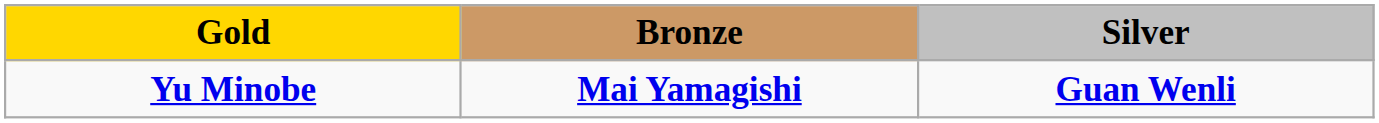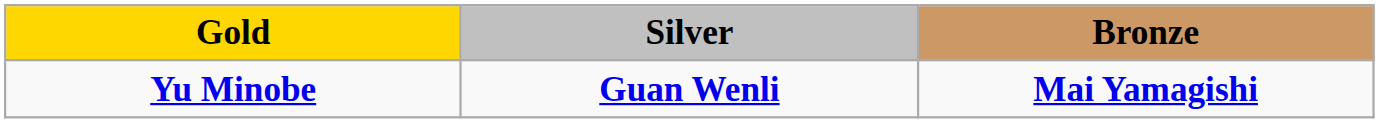columns swapped: (1146, 32) <-> (689, 32)
